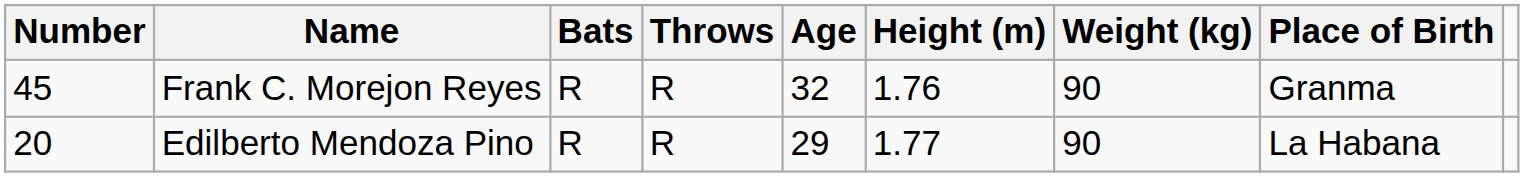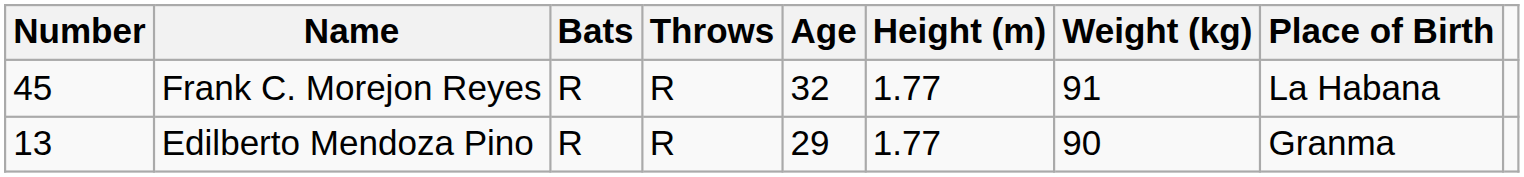(907, 87) 1.76 -> (907, 87) 1.77
(1082, 87) 90 -> (1082, 87) 91
(1332, 87) Granma -> (1354, 87) La Habana
(33, 143) 20 -> (33, 143) 13
(1354, 143) La Habana -> (1332, 143) Granma
